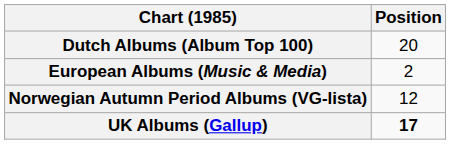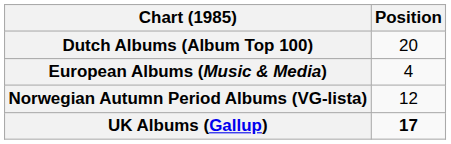(408, 71) 2 -> (408, 71) 4
